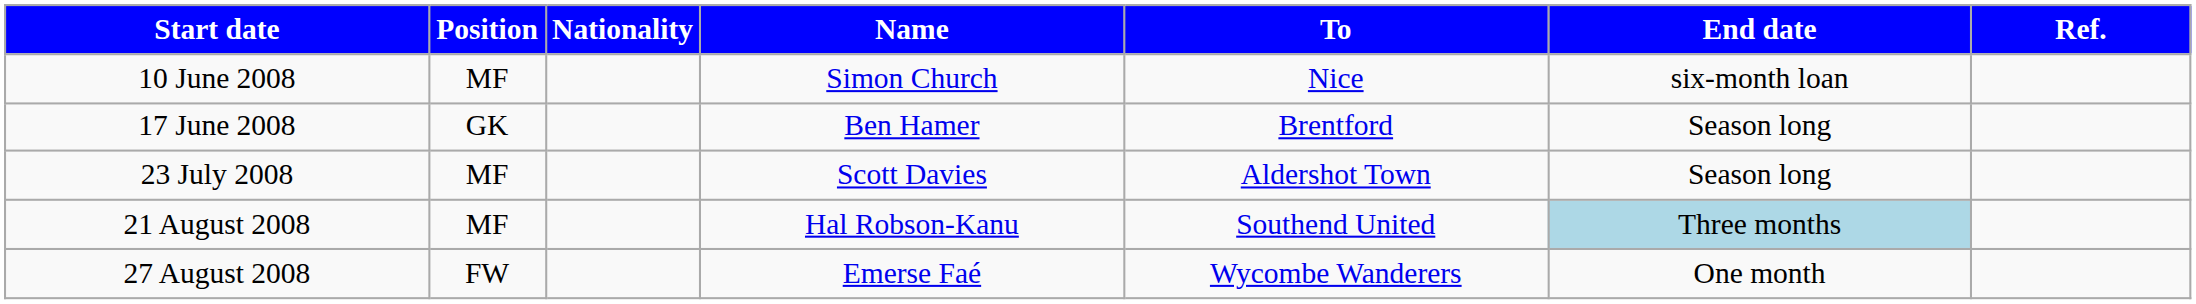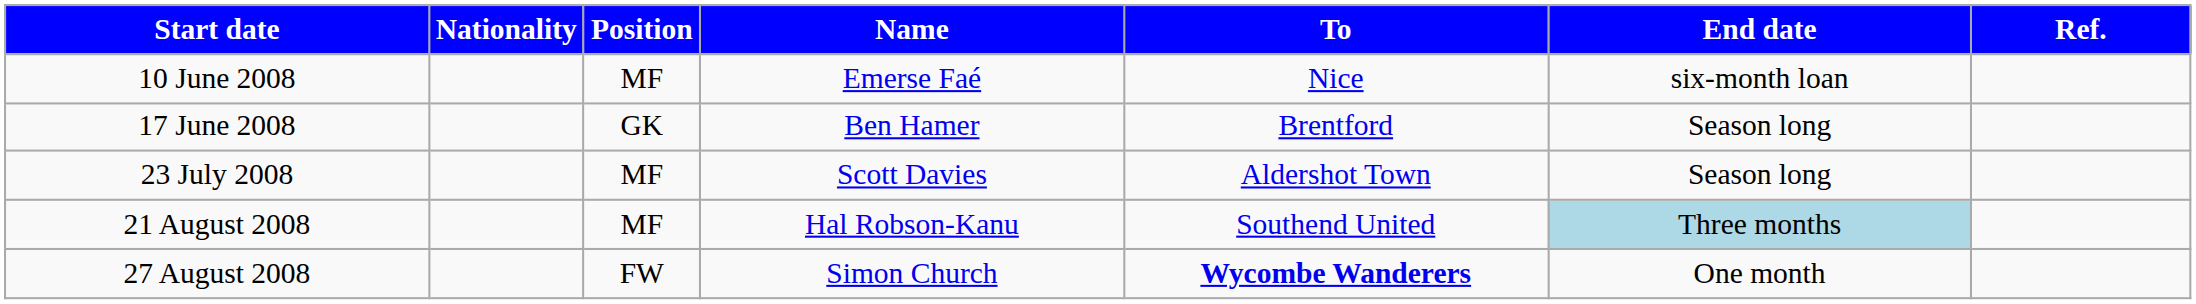columns swapped: (487, 29) <-> (623, 29)
(912, 77) Simon Church -> (912, 77) Emerse Faé
(912, 272) Emerse Faé -> (912, 272) Simon Church
(1336, 272) normal -> (1336, 272) bold
